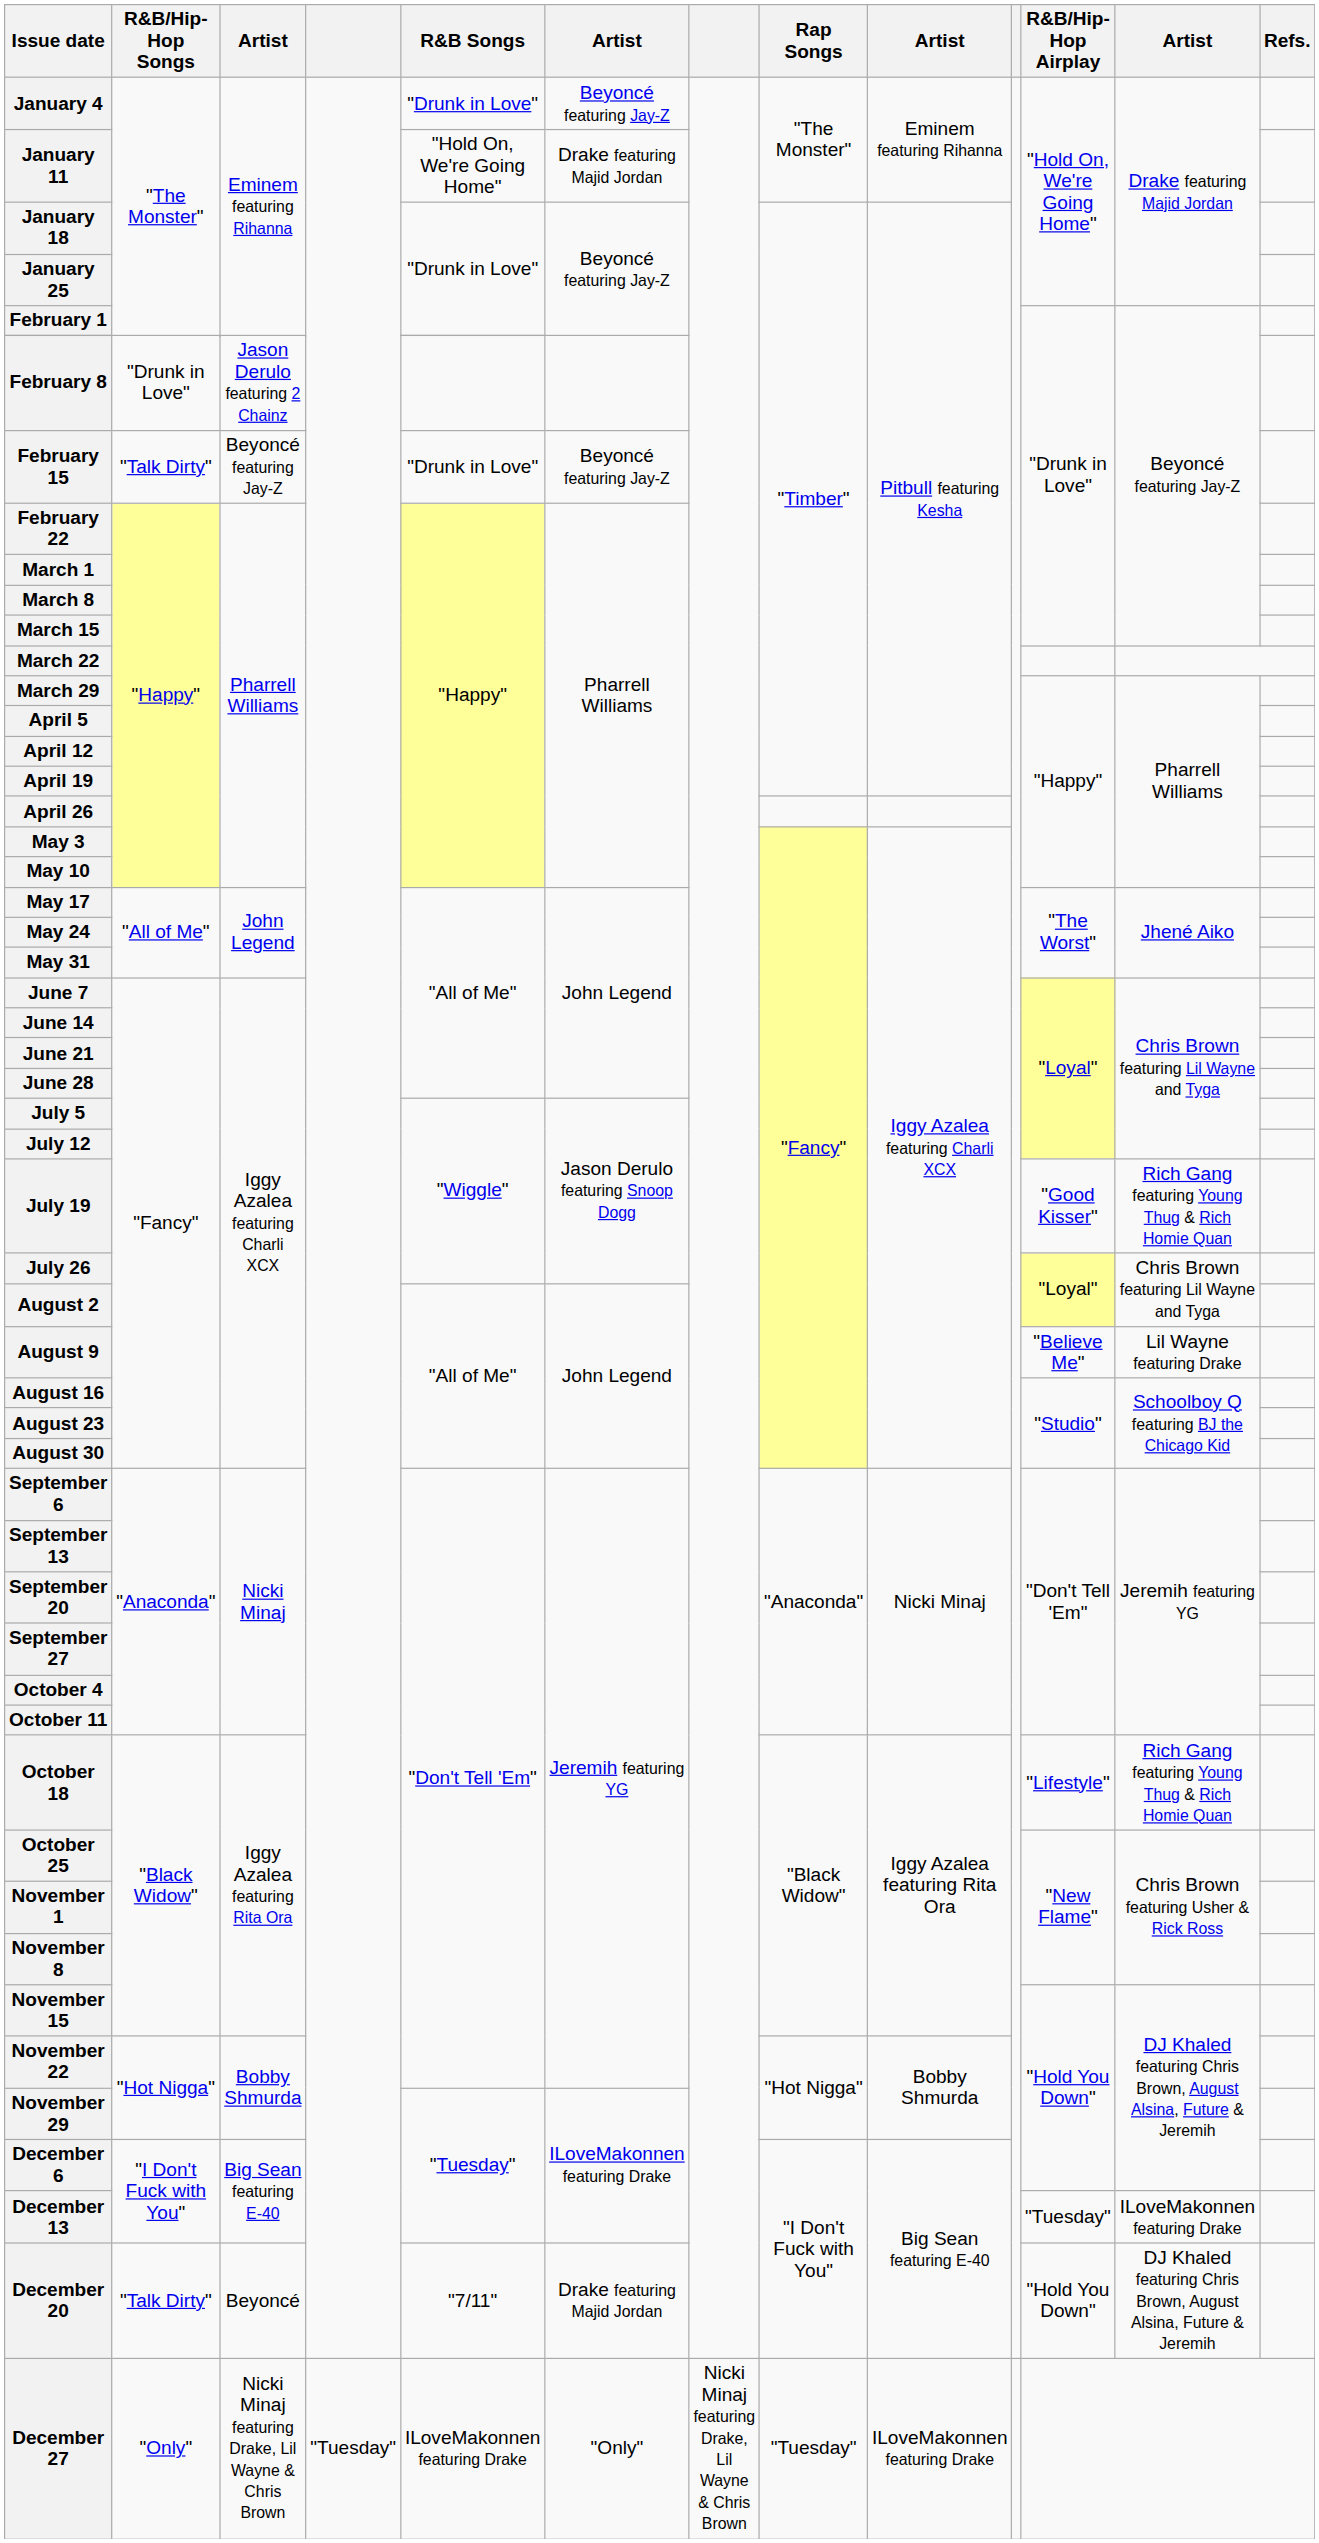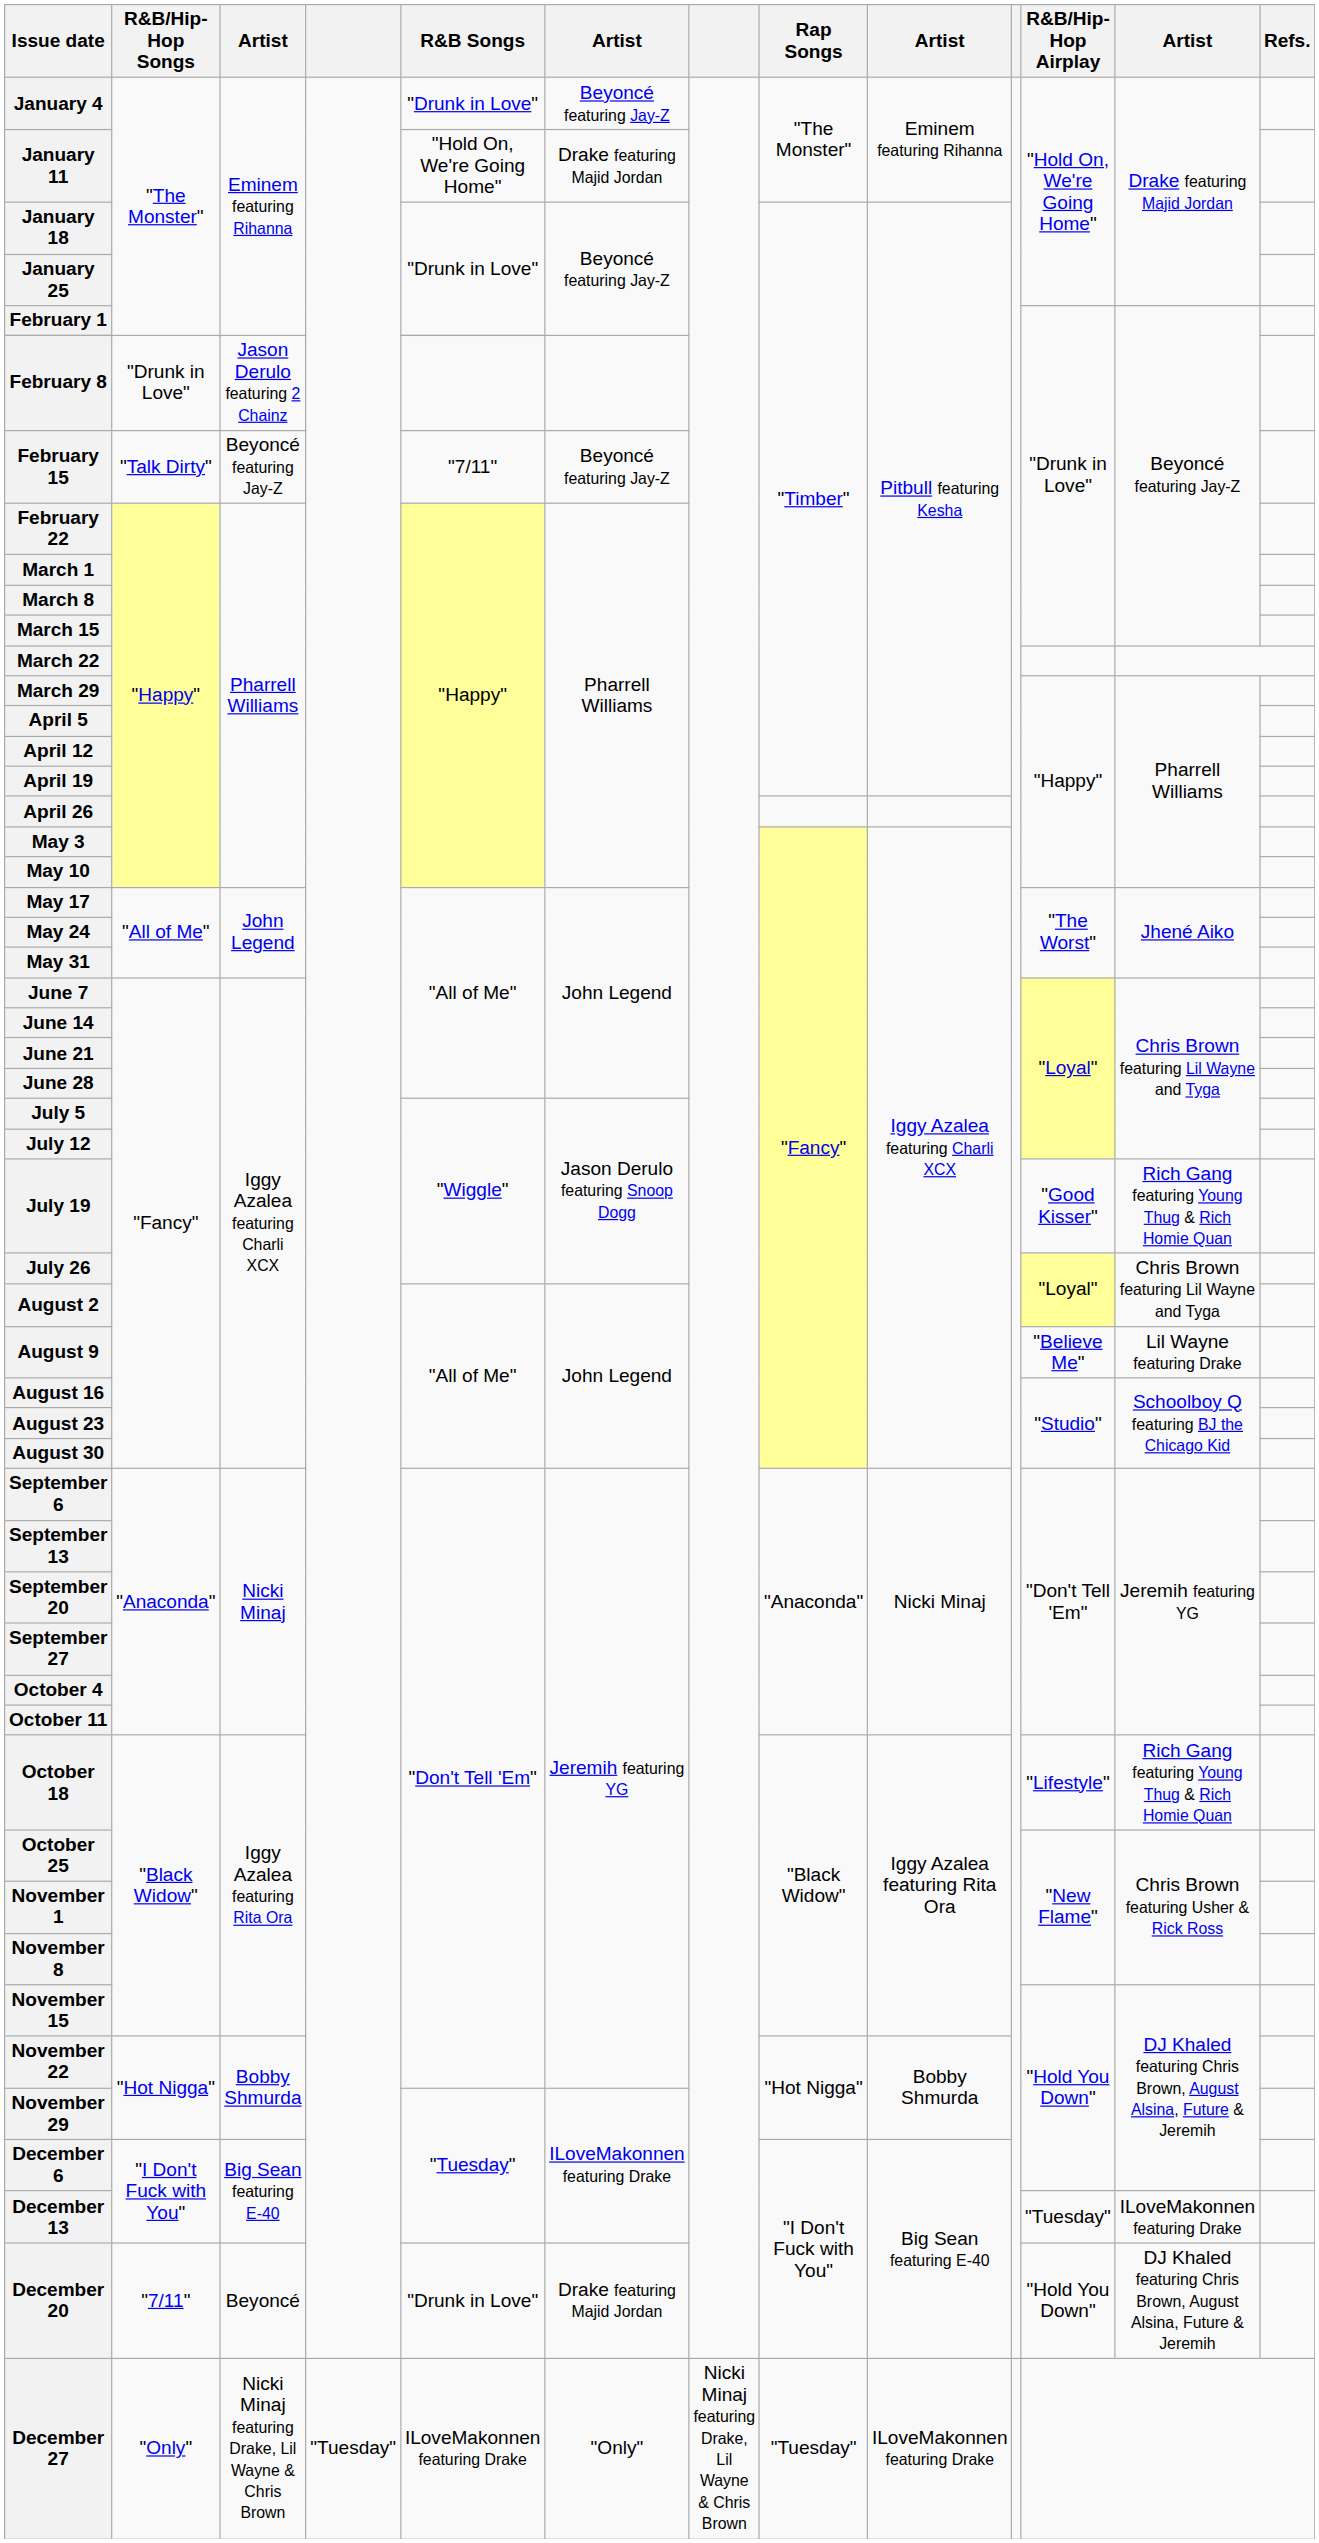(473, 466) "Drunk in Love" -> (473, 466) "7/11"
(166, 2300) "Talk Dirty" -> (166, 2300) "7/11"
(473, 2300) "7/11" -> (473, 2300) "Drunk in Love"
